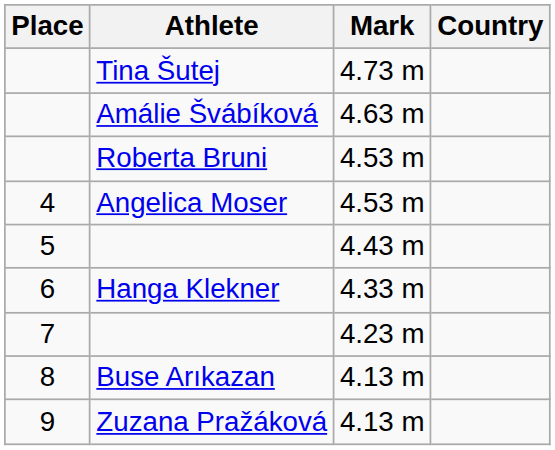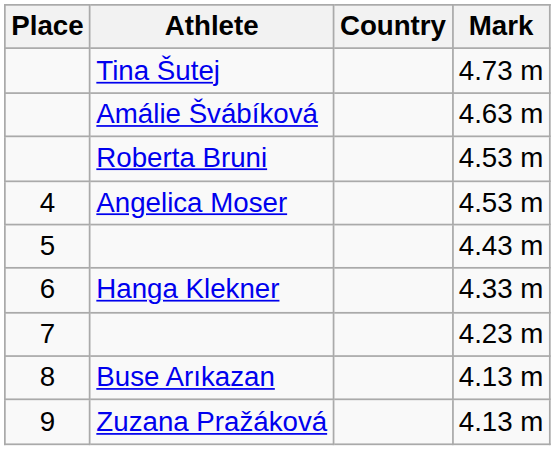columns swapped: (490, 26) <-> (382, 26)
